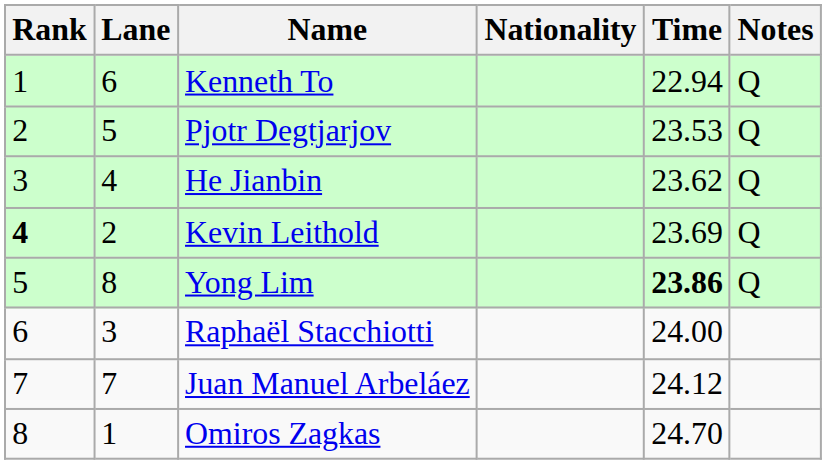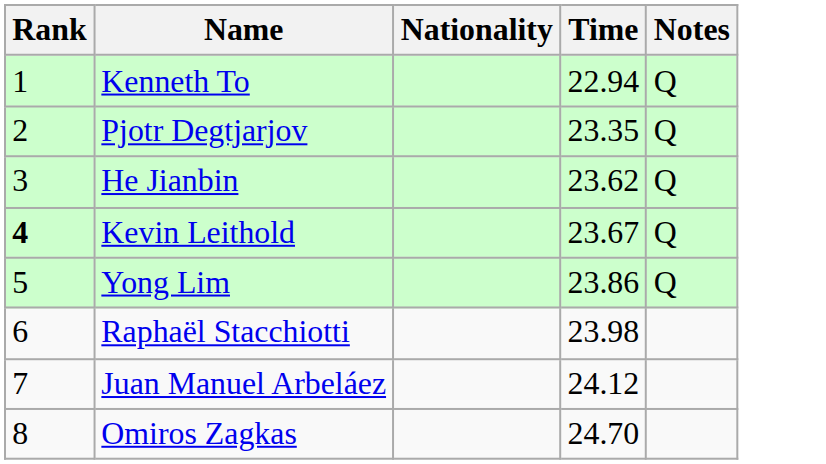- column: (136, 29)
(687, 130) 23.53 -> (603, 130) 23.35
(687, 231) 23.69 -> (603, 231) 23.67
(687, 282) bold -> (603, 282) normal
(687, 332) 24.00 -> (603, 332) 23.98
